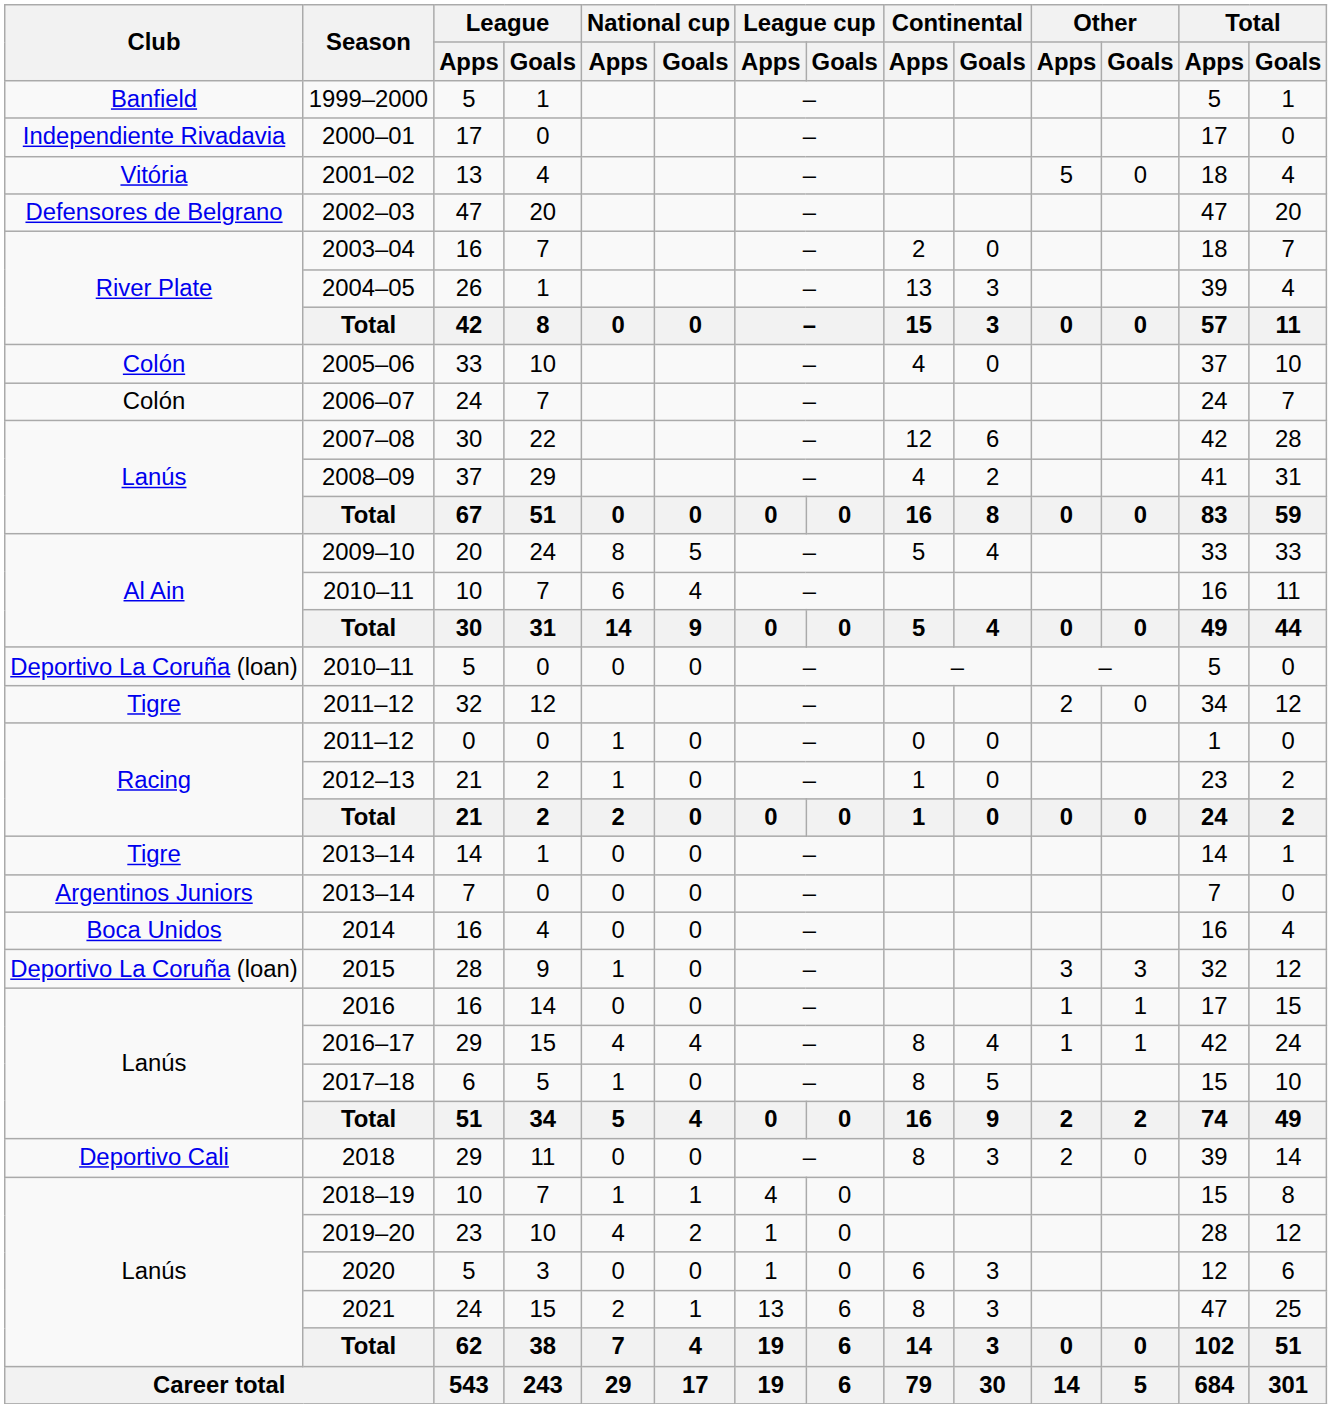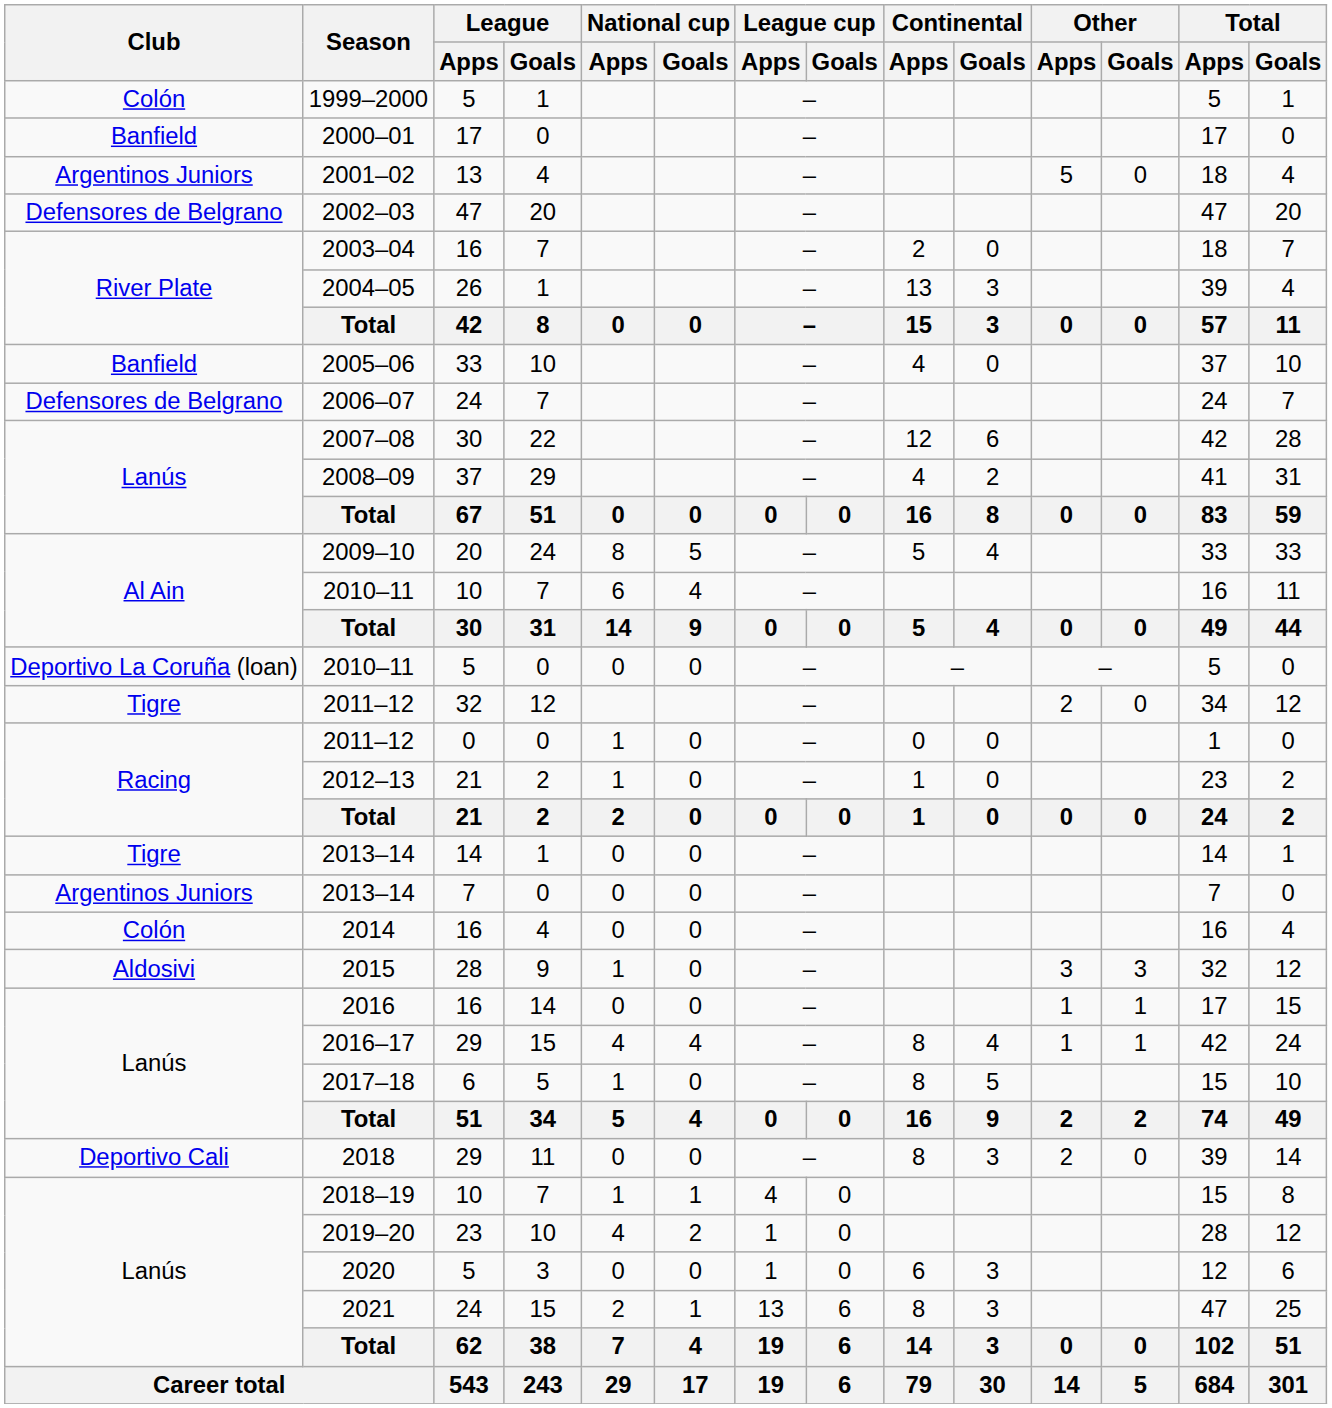(154, 99) Banfield -> (154, 99) Colón
(154, 136) Independiente Rivadavia -> (154, 136) Banfield
(154, 174) Vitória -> (154, 174) Argentinos Juniors
(154, 363) Colón -> (154, 363) Banfield
(154, 401) Colón -> (154, 401) Defensores de Belgrano
(154, 930) Boca Unidos -> (154, 930) Colón
(154, 968) Deportivo La Coruña (loan) -> (154, 968) Aldosivi
